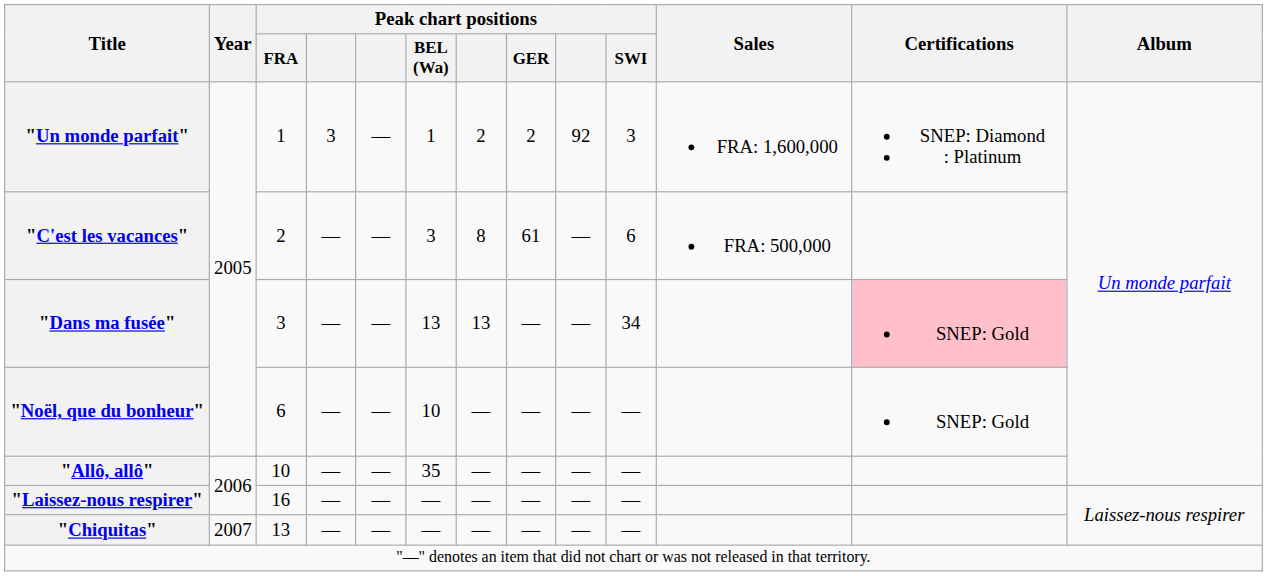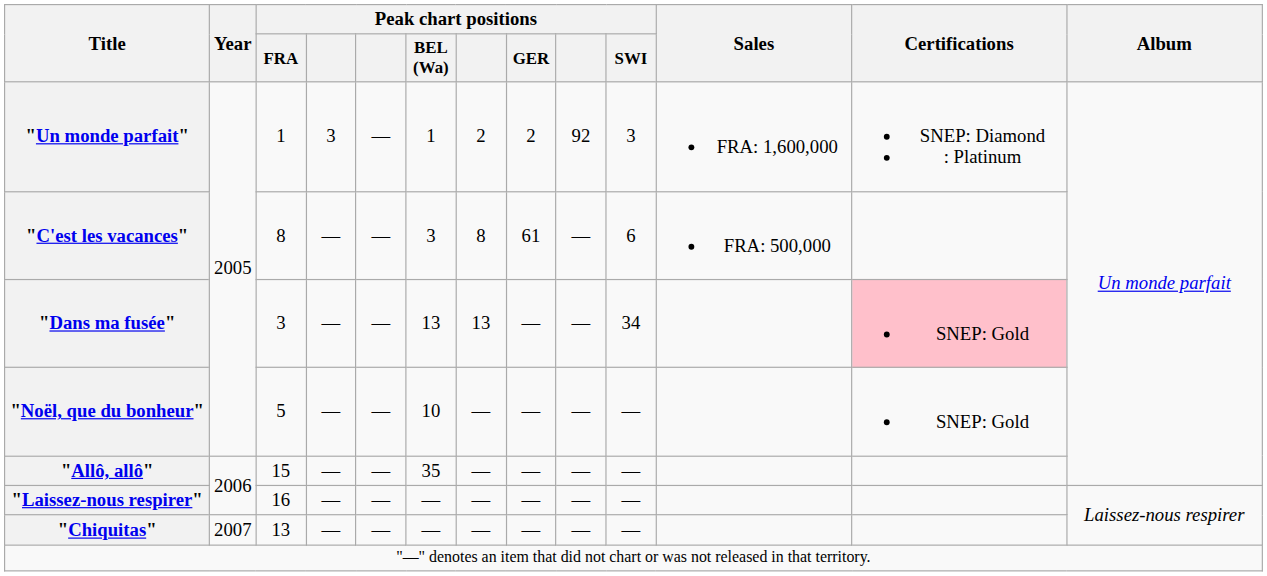(281, 235) 2 -> (281, 235) 8
(281, 411) 6 -> (281, 411) 5
(281, 470) 10 -> (281, 470) 15
